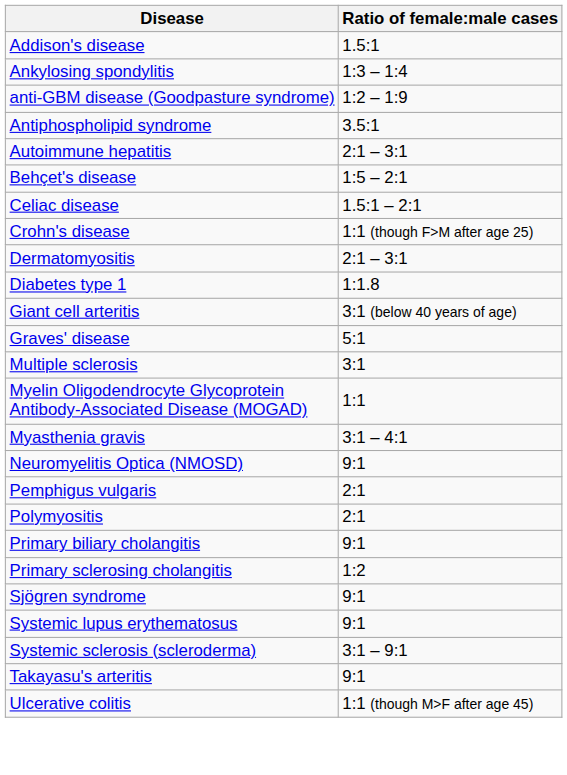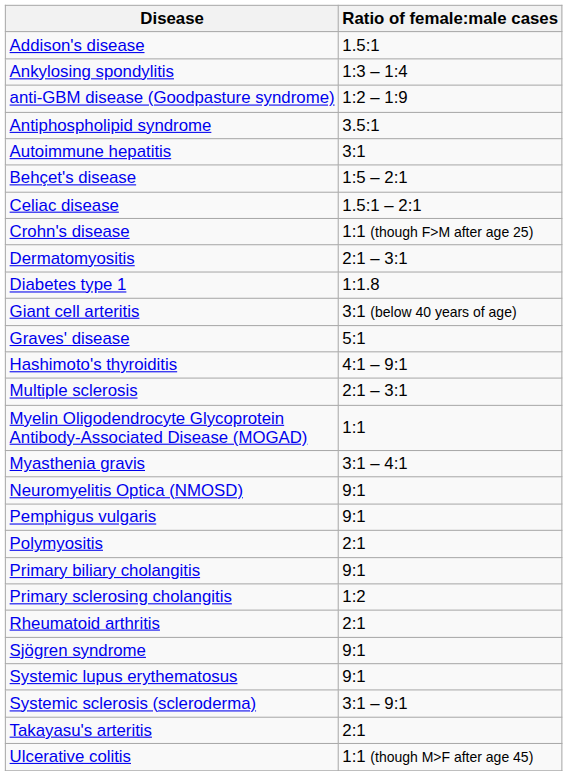(375, 151) 2:1 – 3:1 -> (354, 151) 3:1
+ row: (93, 364)
(354, 364) 3:1 -> (375, 391) 2:1 – 3:1
(354, 490) 2:1 -> (354, 517) 9:1
+ row: (85, 623)
(354, 676) 9:1 -> (354, 730) 2:1
